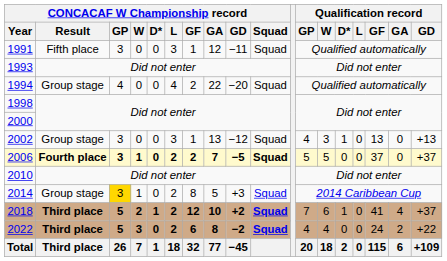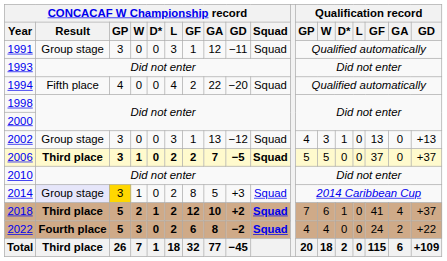(73, 49) Fifth place -> (73, 49) Group stage
(73, 85) Group stage -> (73, 85) Fifth place
(73, 157) Fourth place -> (73, 157) Third place
(73, 193) no background -> (73, 193) lavender background
(73, 229) Third place -> (73, 229) Fourth place
